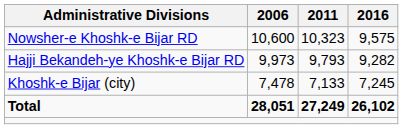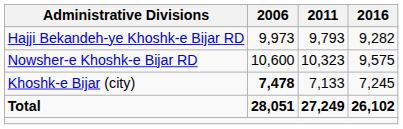rows swapped: (126, 60) <-> (103, 38)
(277, 83) normal -> (277, 83) bold
